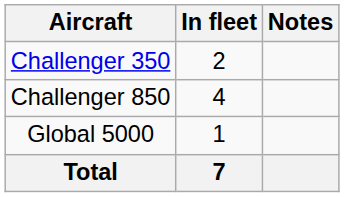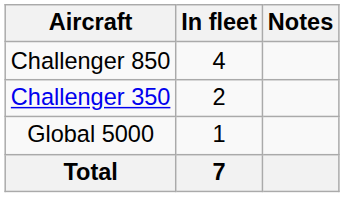rows swapped: (91, 60) <-> (91, 97)
